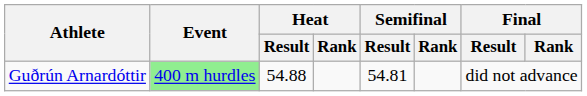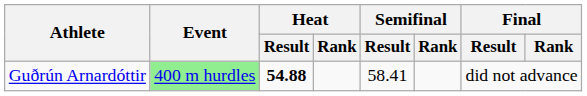(287, 76) normal -> (287, 76) bold
(387, 76) 54.81 -> (387, 76) 58.41
